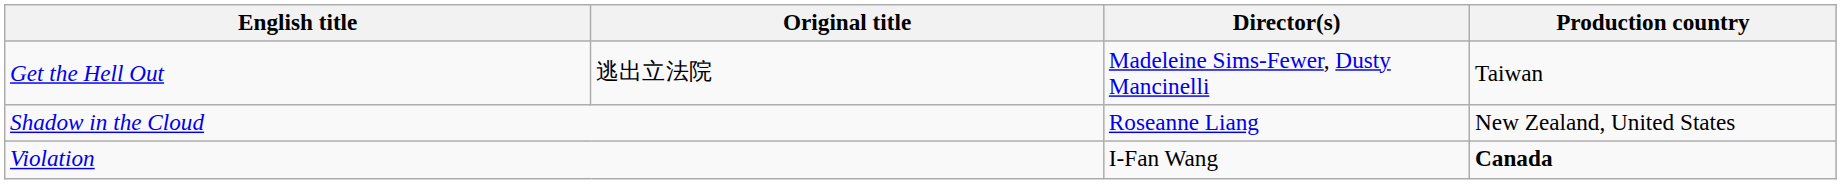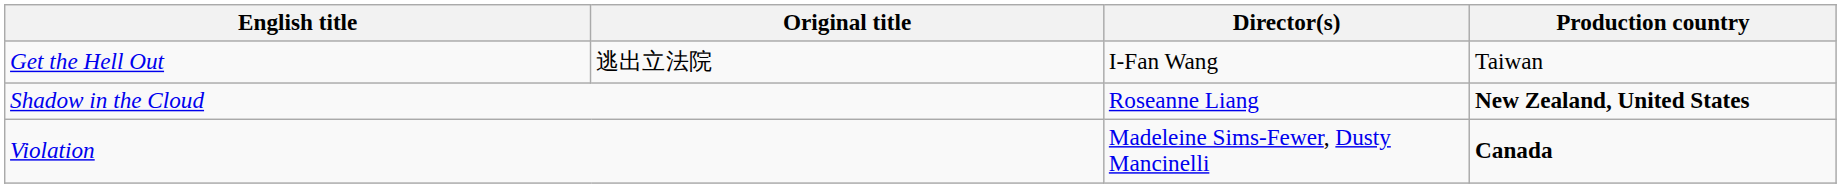(1250, 72) Madeleine Sims-Fewer, Dusty Mancinelli -> (1163, 61) I-Fan Wang
(1605, 122) normal -> (1612, 100) bold
(1163, 159) I-Fan Wang -> (1250, 150) Madeleine Sims-Fewer, Dusty Mancinelli
